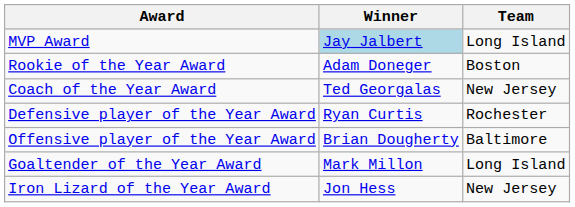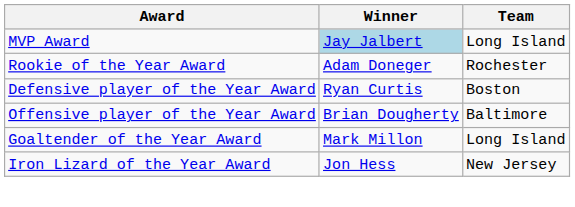(493, 66) Boston -> (507, 66) Rochester
- row: (112, 91)
(507, 115) Rochester -> (493, 91) Boston
